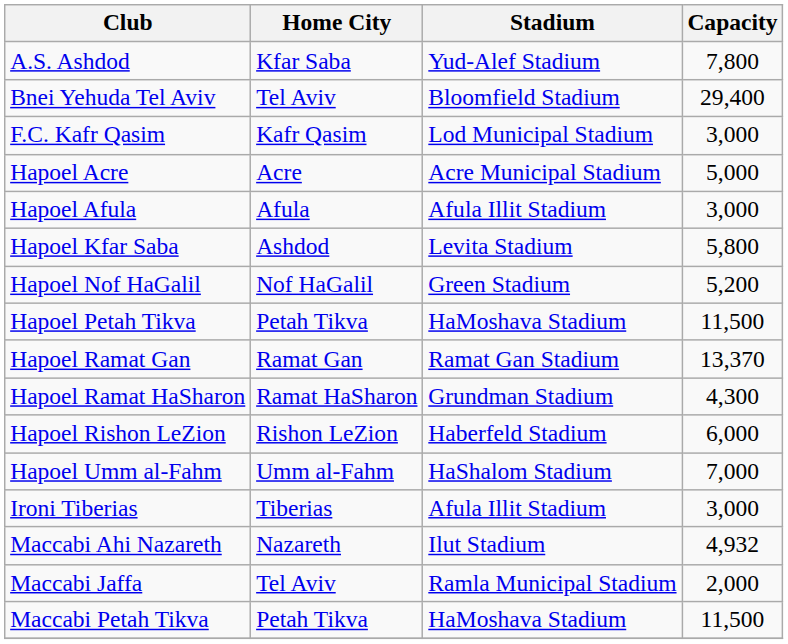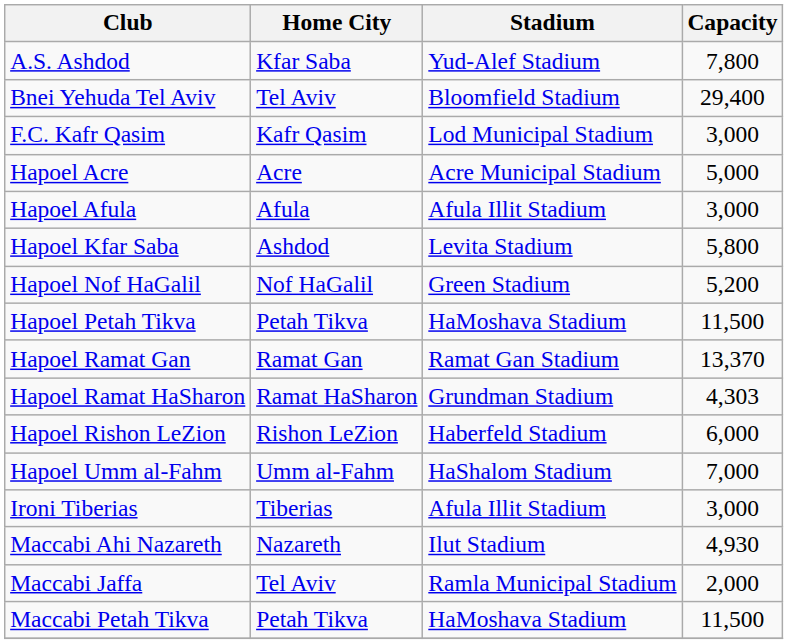(732, 396) 4,300 -> (732, 396) 4,303
(732, 545) 4,932 -> (732, 545) 4,930
